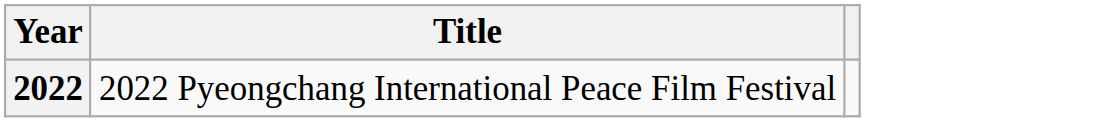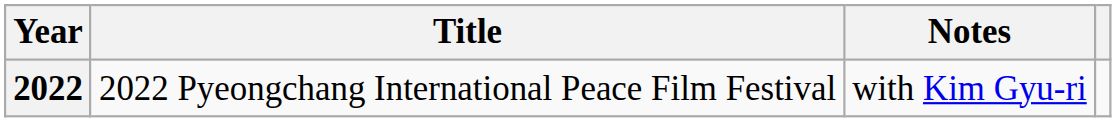+ column: (969, 32)
